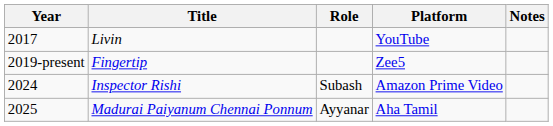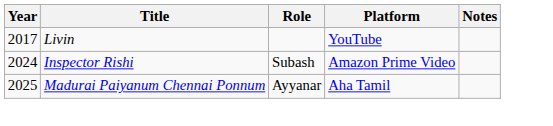- row: (119, 62)
